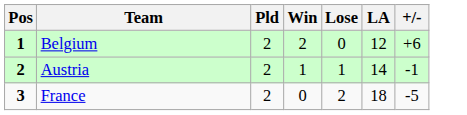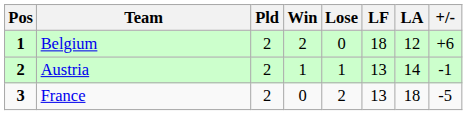+ column: (379, 17)
